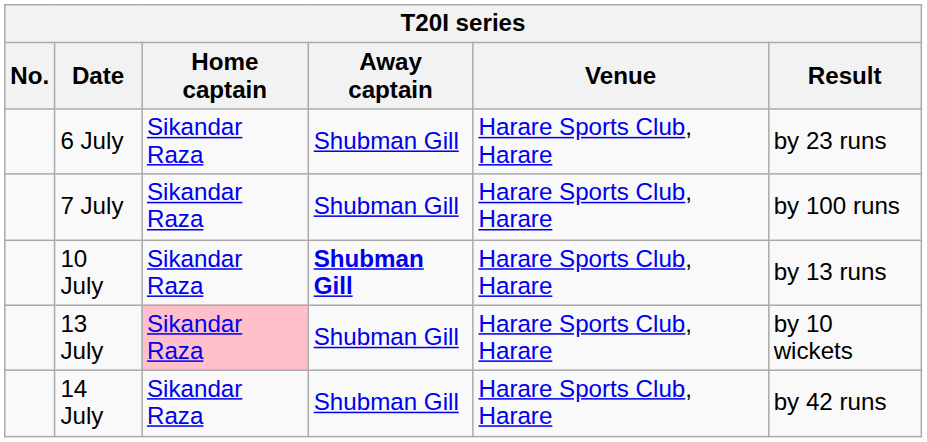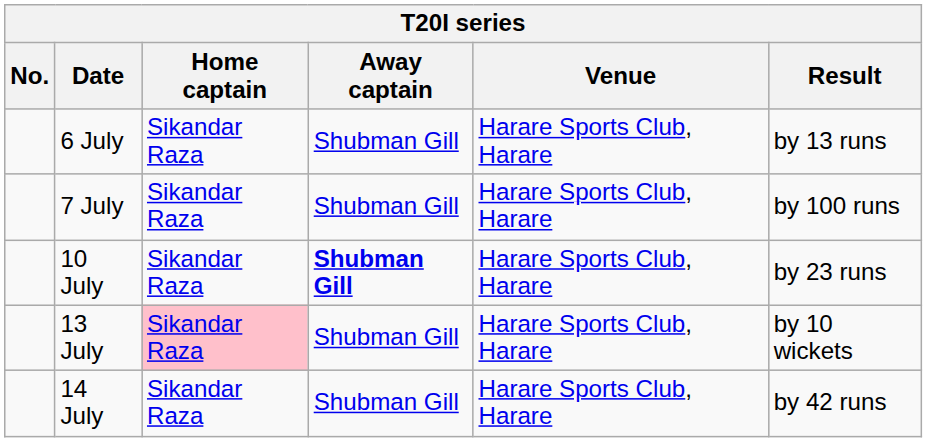(830, 141) by 23 runs -> (830, 141) by 13 runs
(830, 272) by 13 runs -> (830, 272) by 23 runs
